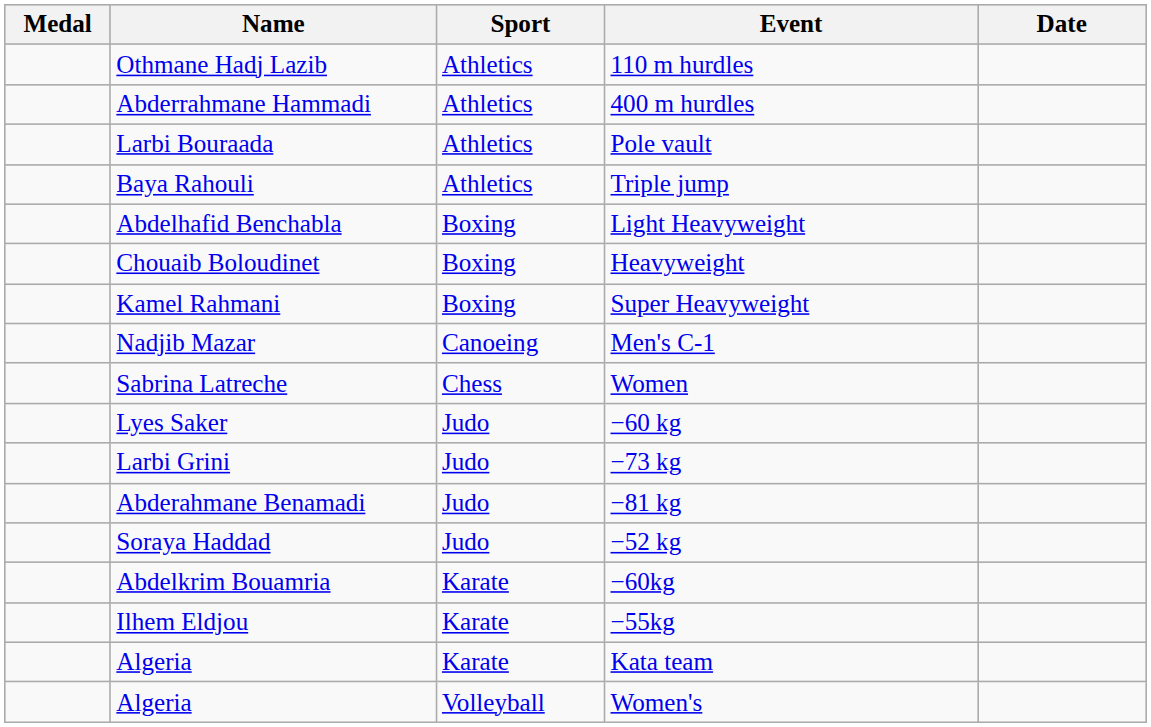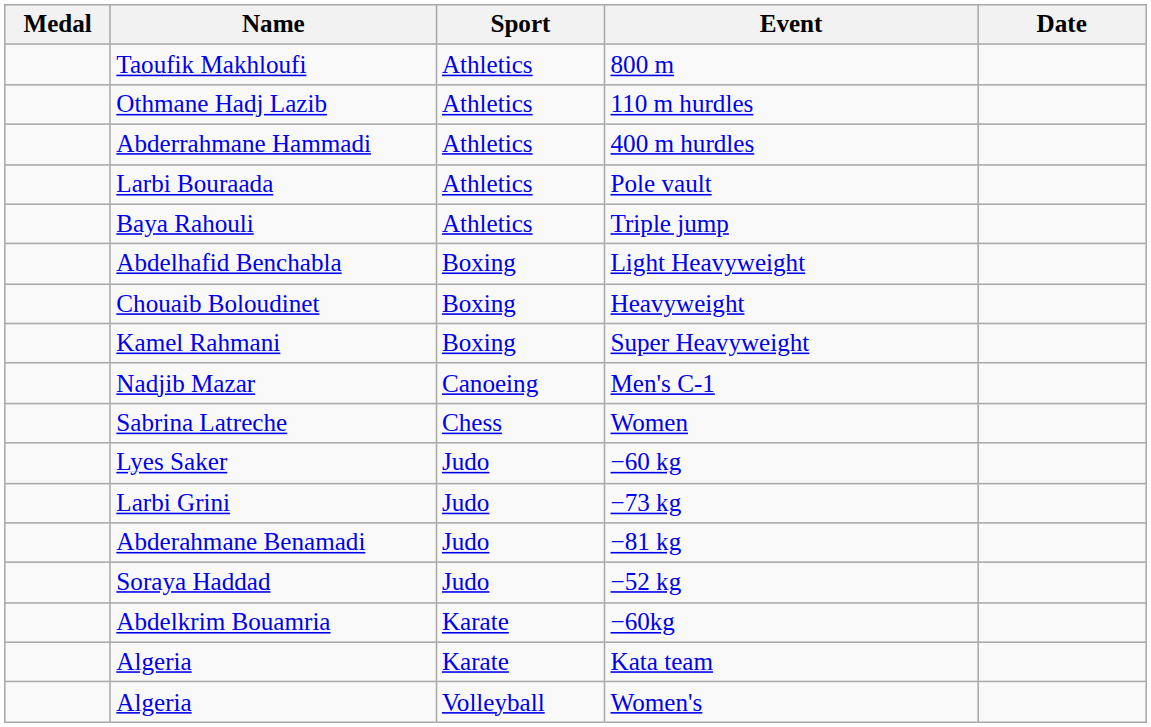+ row: (642, 64)
- row: (643, 622)
